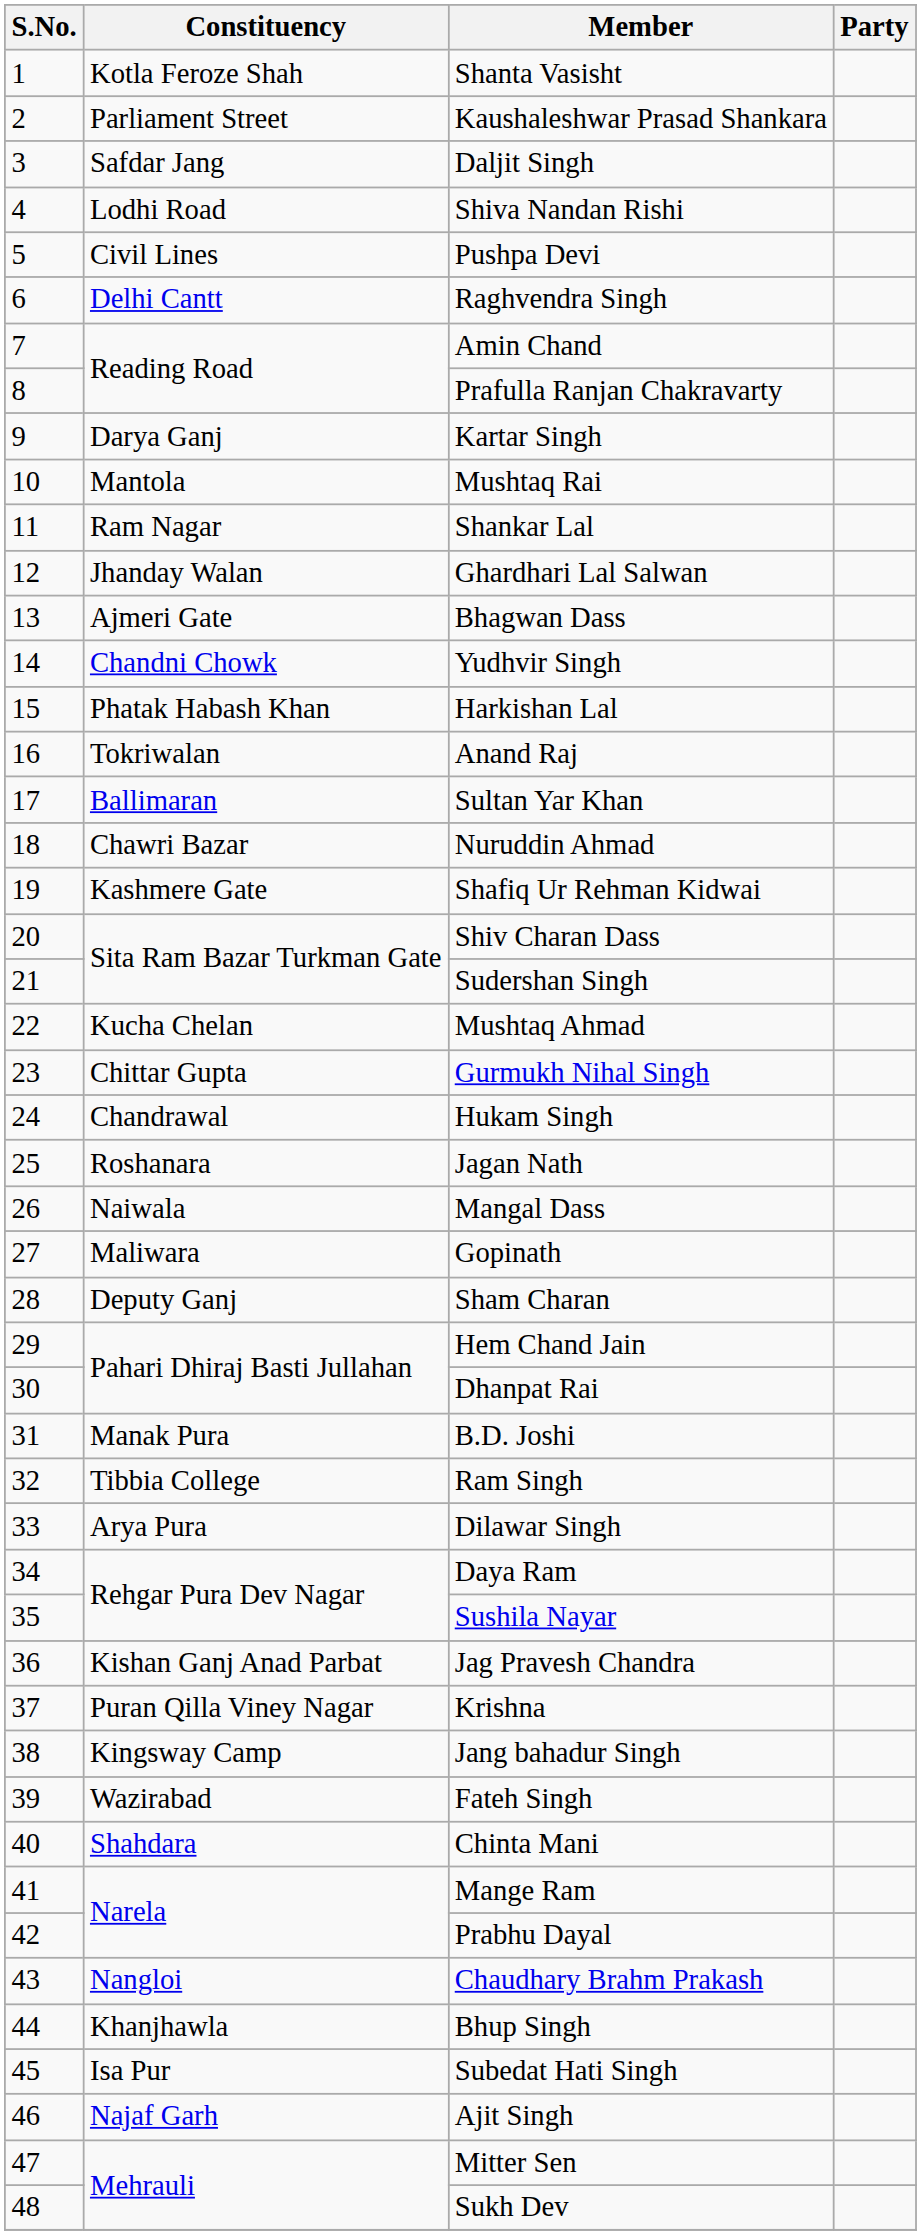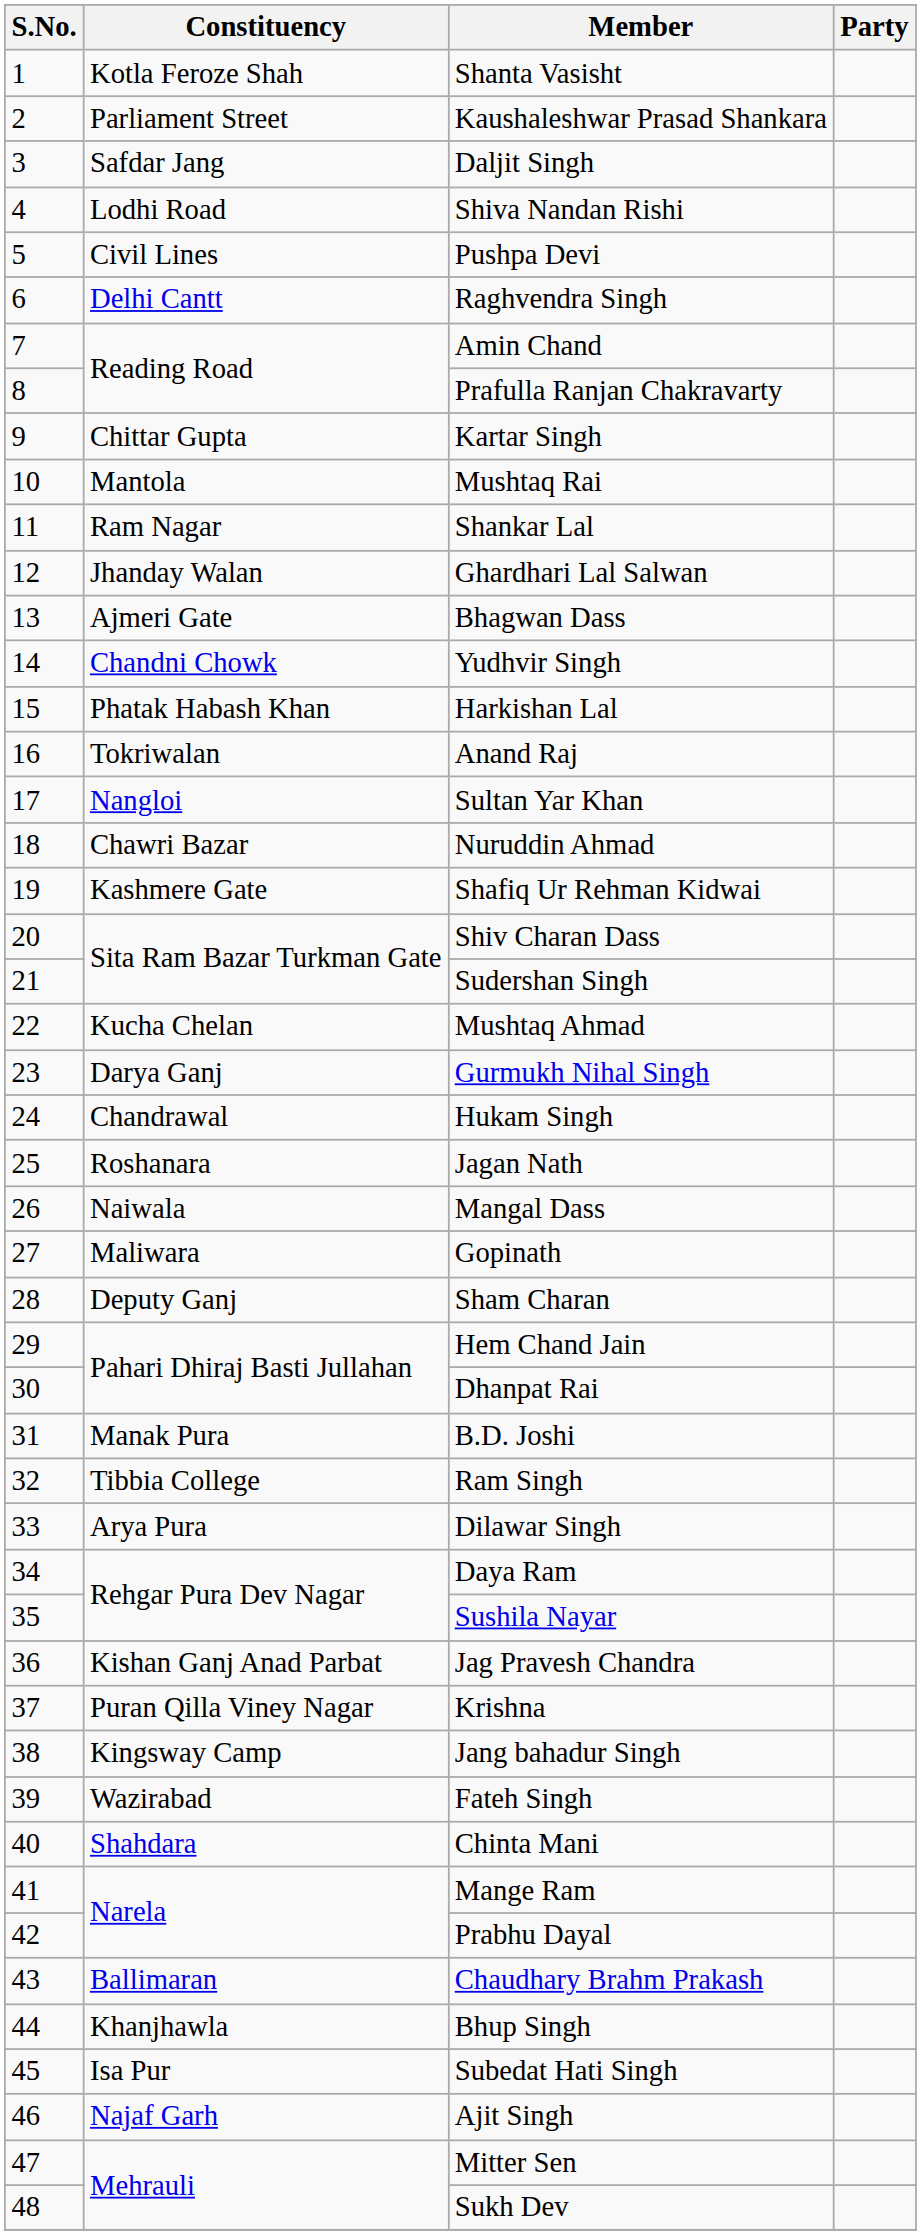(156, 436) Darya Ganj -> (168, 436) Chittar Gupta
(154, 799) Ballimaran -> (136, 799) Nangloi
(168, 1071) Chittar Gupta -> (156, 1071) Darya Ganj
(136, 1980) Nangloi -> (154, 1980) Ballimaran
